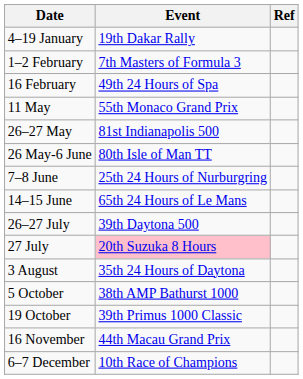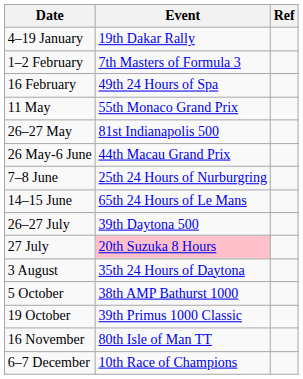(155, 154) 80th Isle of Man TT -> (164, 154) 44th Macau Grand Prix
(164, 339) 44th Macau Grand Prix -> (155, 339) 80th Isle of Man TT
